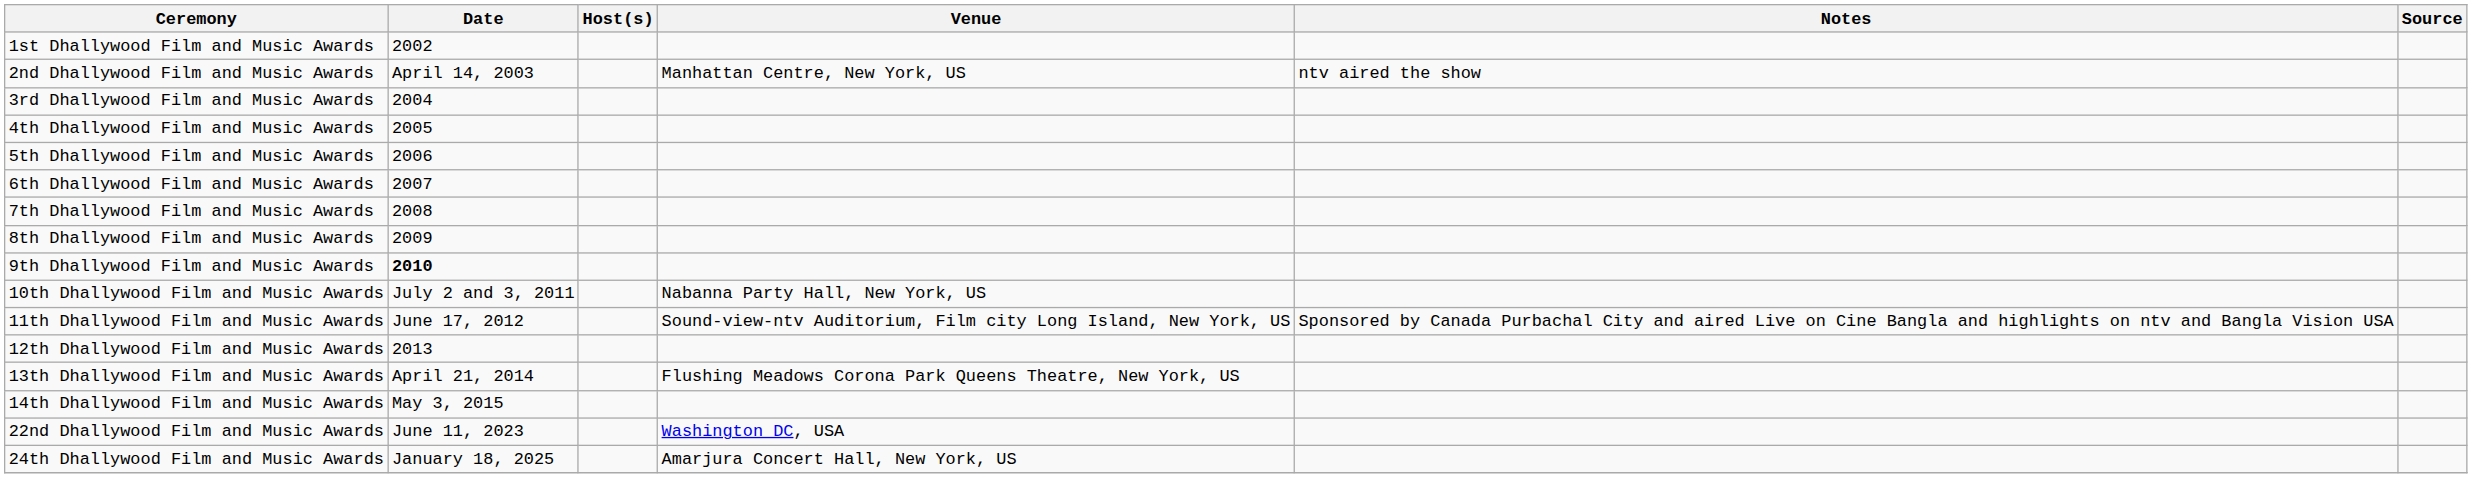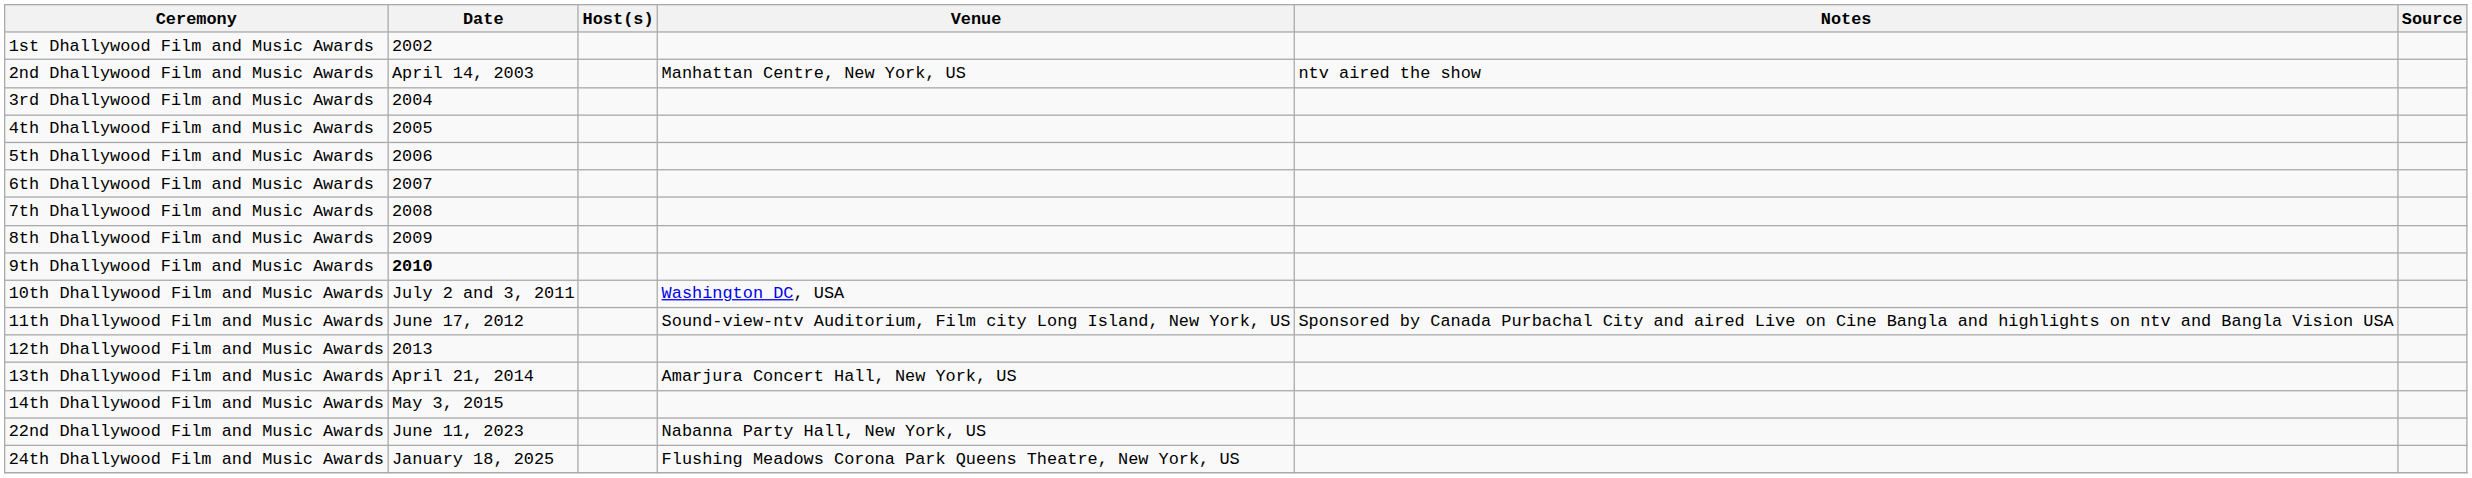(824, 294) Nabanna Party Hall, New York, US -> (753, 294) Washington DC, USA
(951, 376) Flushing Meadows Corona Park Queens Theatre, New York, US -> (839, 376) Amarjura Concert Hall, New York, US
(753, 432) Washington DC, USA -> (824, 432) Nabanna Party Hall, New York, US
(839, 459) Amarjura Concert Hall, New York, US -> (951, 459) Flushing Meadows Corona Park Queens Theatre, New York, US
